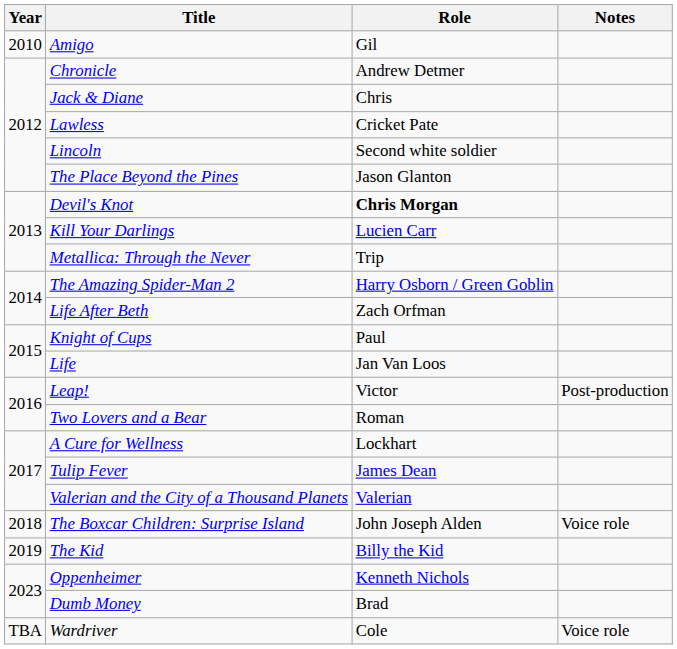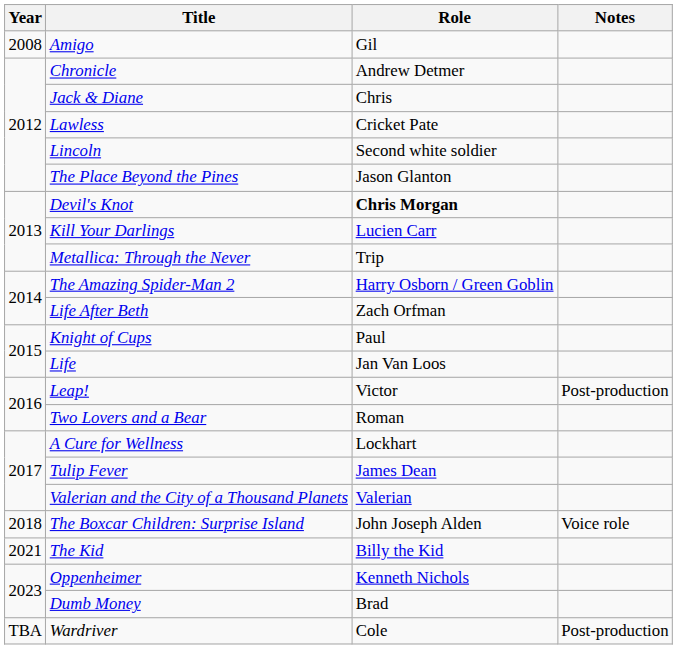(25, 44) 2010 -> (25, 44) 2008
(25, 550) 2019 -> (25, 550) 2021
(595, 630) Voice role -> (615, 630) Post-production
